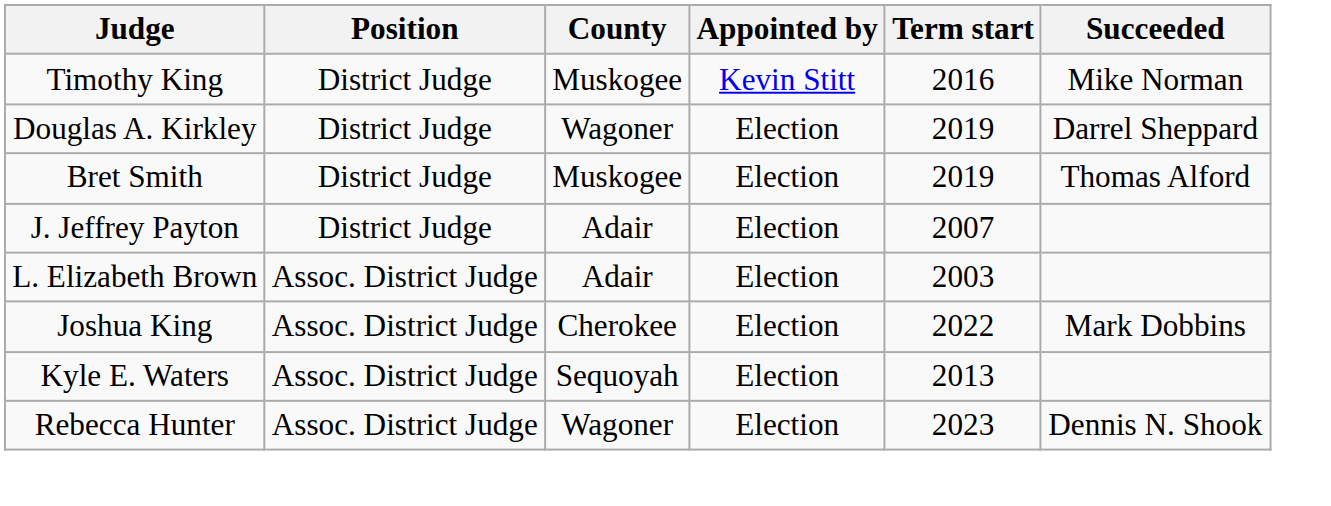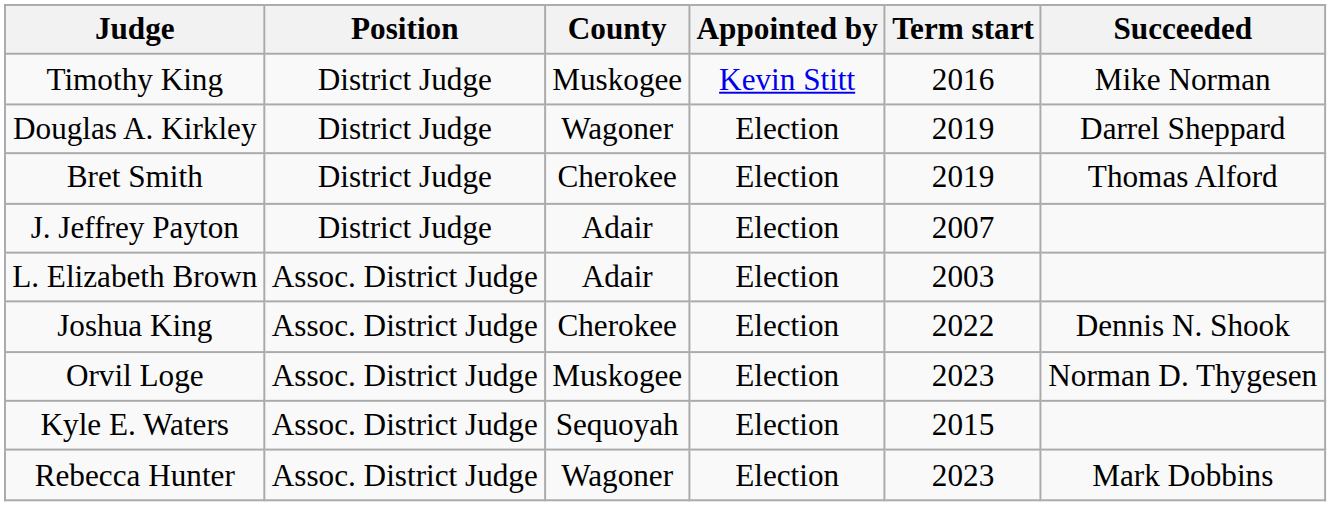(617, 177) Muskogee -> (617, 177) Cherokee
(1155, 326) Mark Dobbins -> (1183, 326) Dennis N. Shook
+ row: (135, 375)
(963, 375) 2013 -> (963, 425) 2015
(1155, 425) Dennis N. Shook -> (1183, 474) Mark Dobbins
